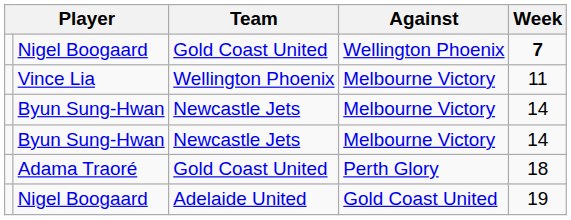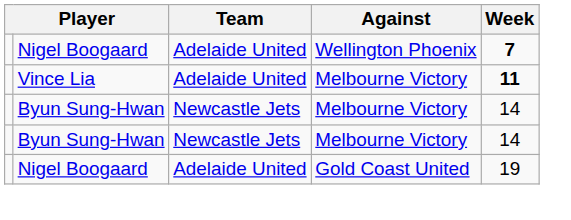(250, 49) Gold Coast United -> (240, 49) Adelaide United
(254, 79) Wellington Phoenix -> (240, 79) Adelaide United
(538, 79) normal -> (510, 79) bold
- row: (77, 169)
